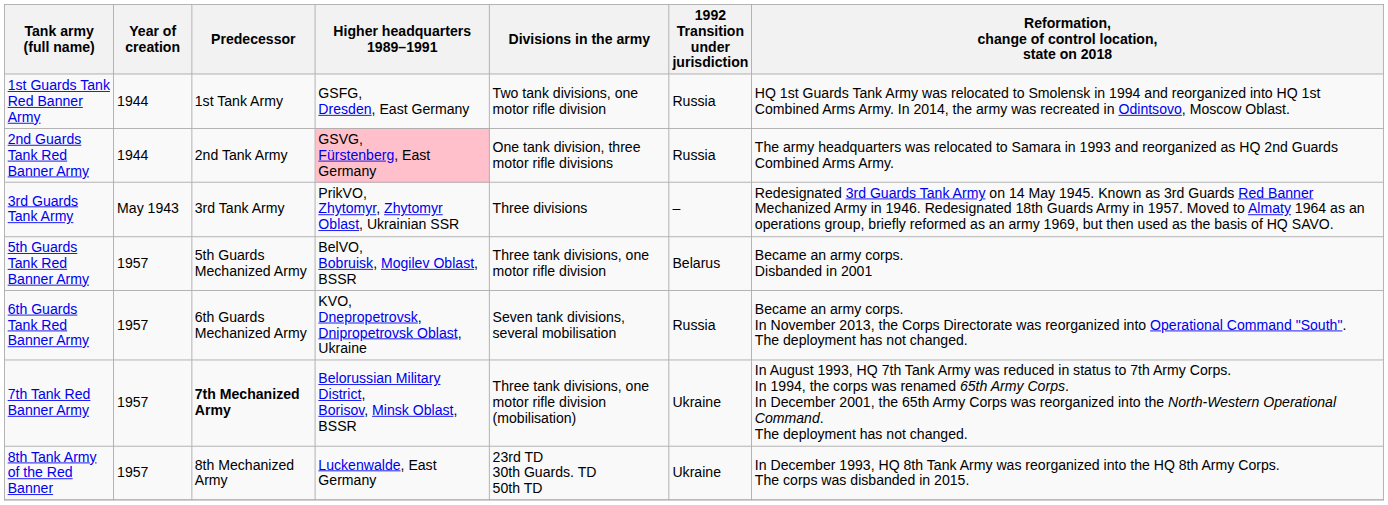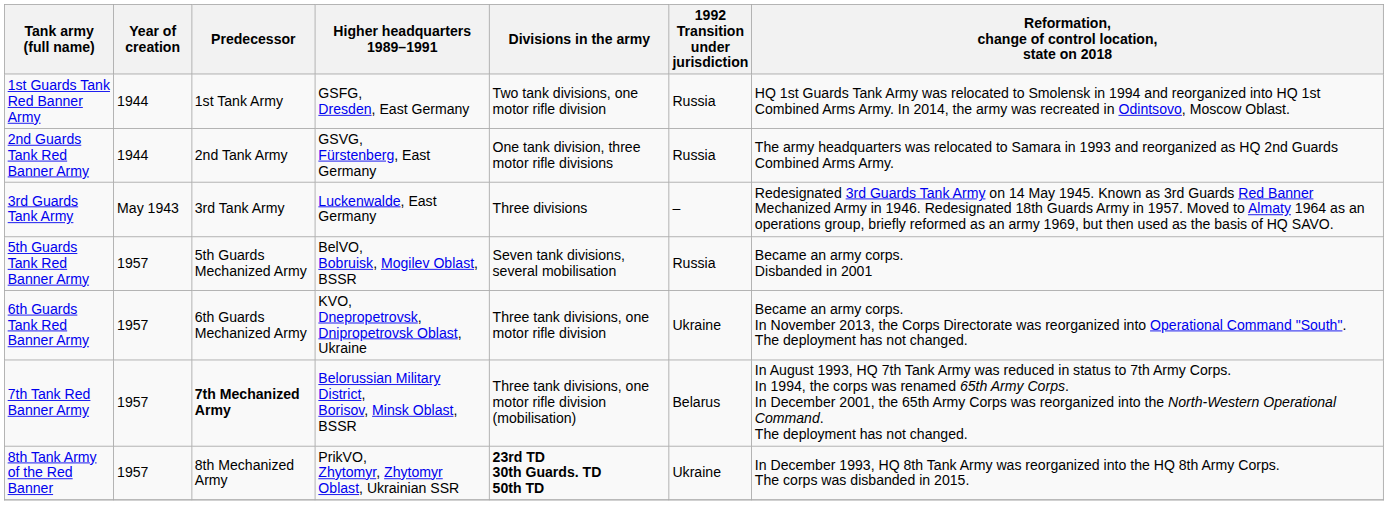(374, 155) pink background -> (374, 155) no background
(389, 209) PrikVO, Zhytomyr, Zhytomyr Oblast, Ukrainian SSR -> (377, 209) Luckenwalde, East Germany
(571, 263) Three tank divisions, one motor rifle division -> (559, 263) Seven tank divisions, several mobilisation
(696, 263) Belarus -> (694, 263) Russia
(559, 325) Seven tank divisions, several mobilisation -> (571, 325) Three tank divisions, one motor rifle division
(694, 325) Russia -> (697, 325) Ukraine
(697, 403) Ukraine -> (696, 403) Belarus
(377, 472) Luckenwalde, East Germany -> (389, 472) PrikVO, Zhytomyr, Zhytomyr Oblast, Ukrainian SSR
(544, 472) normal -> (547, 472) bold
